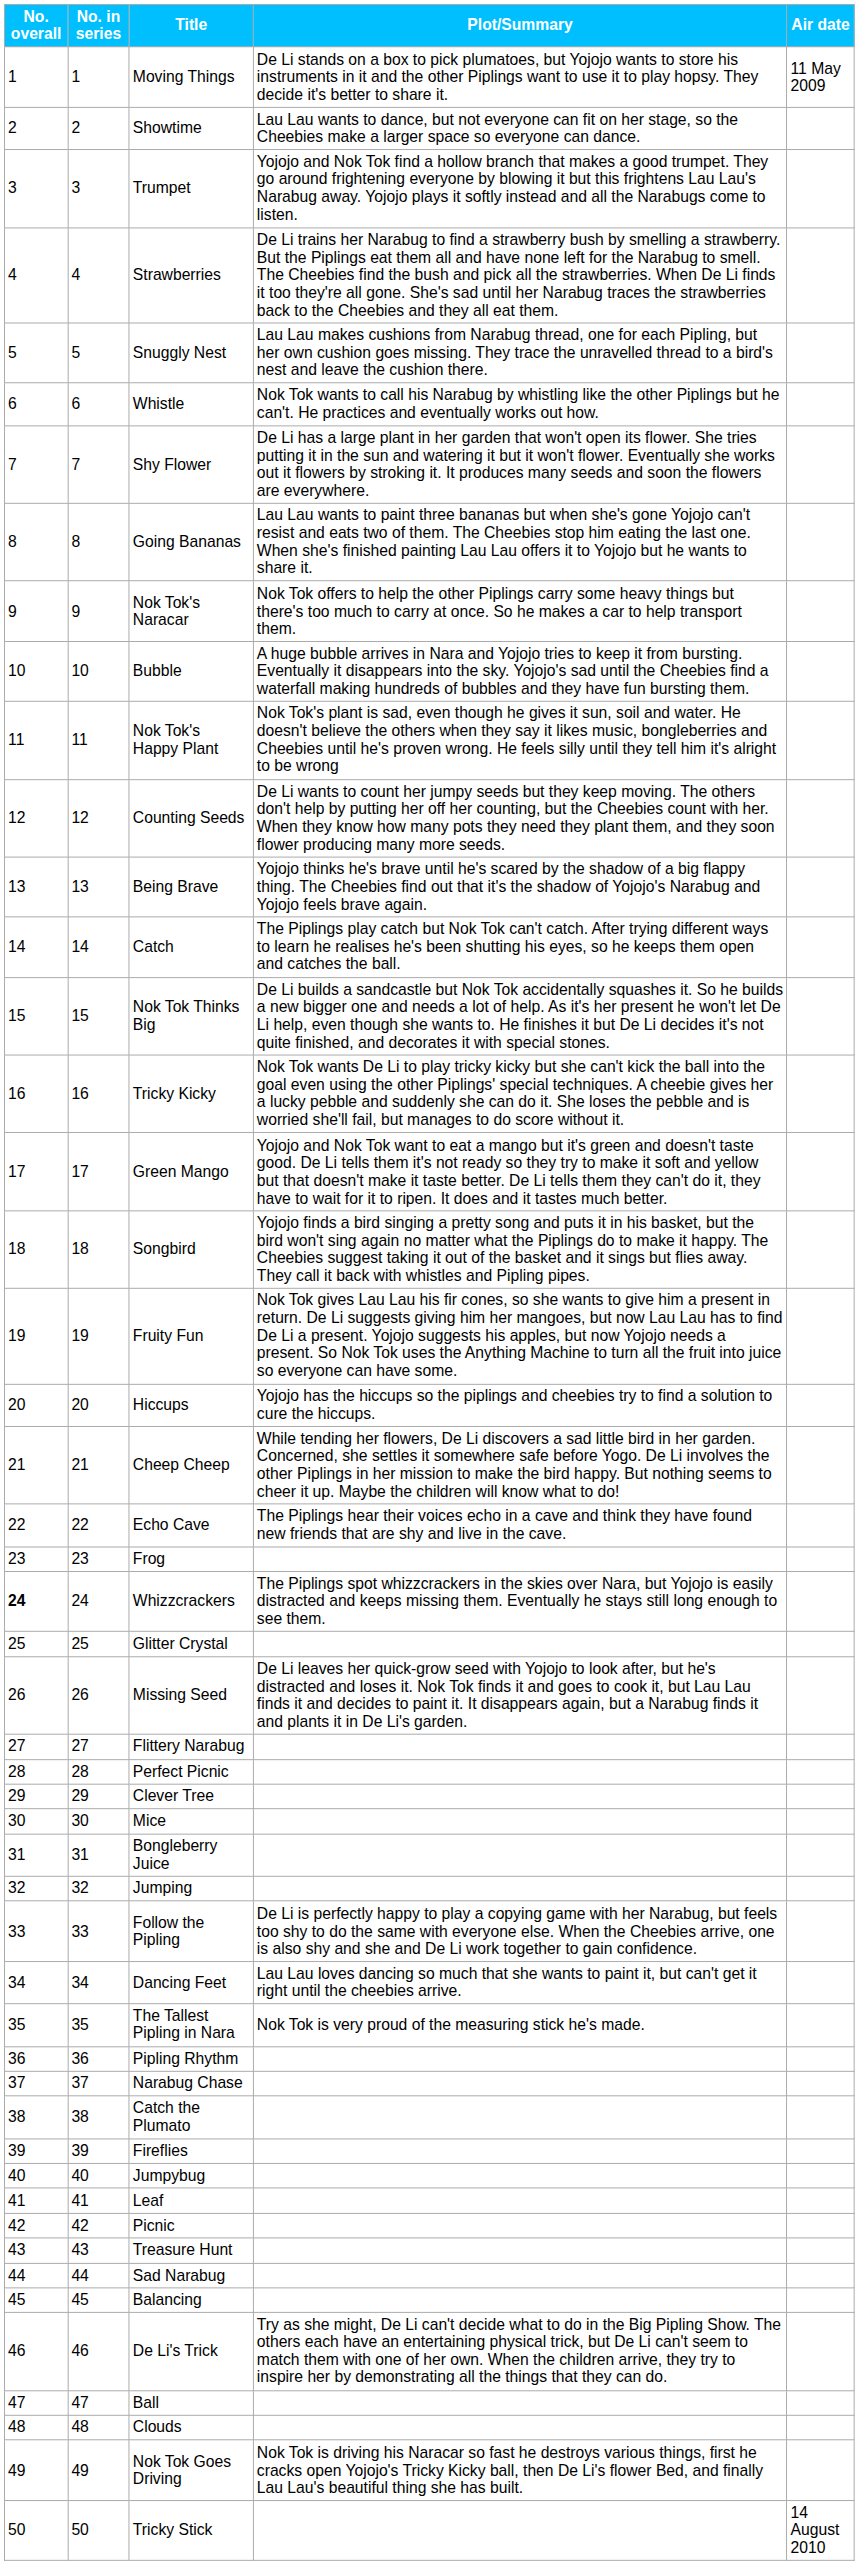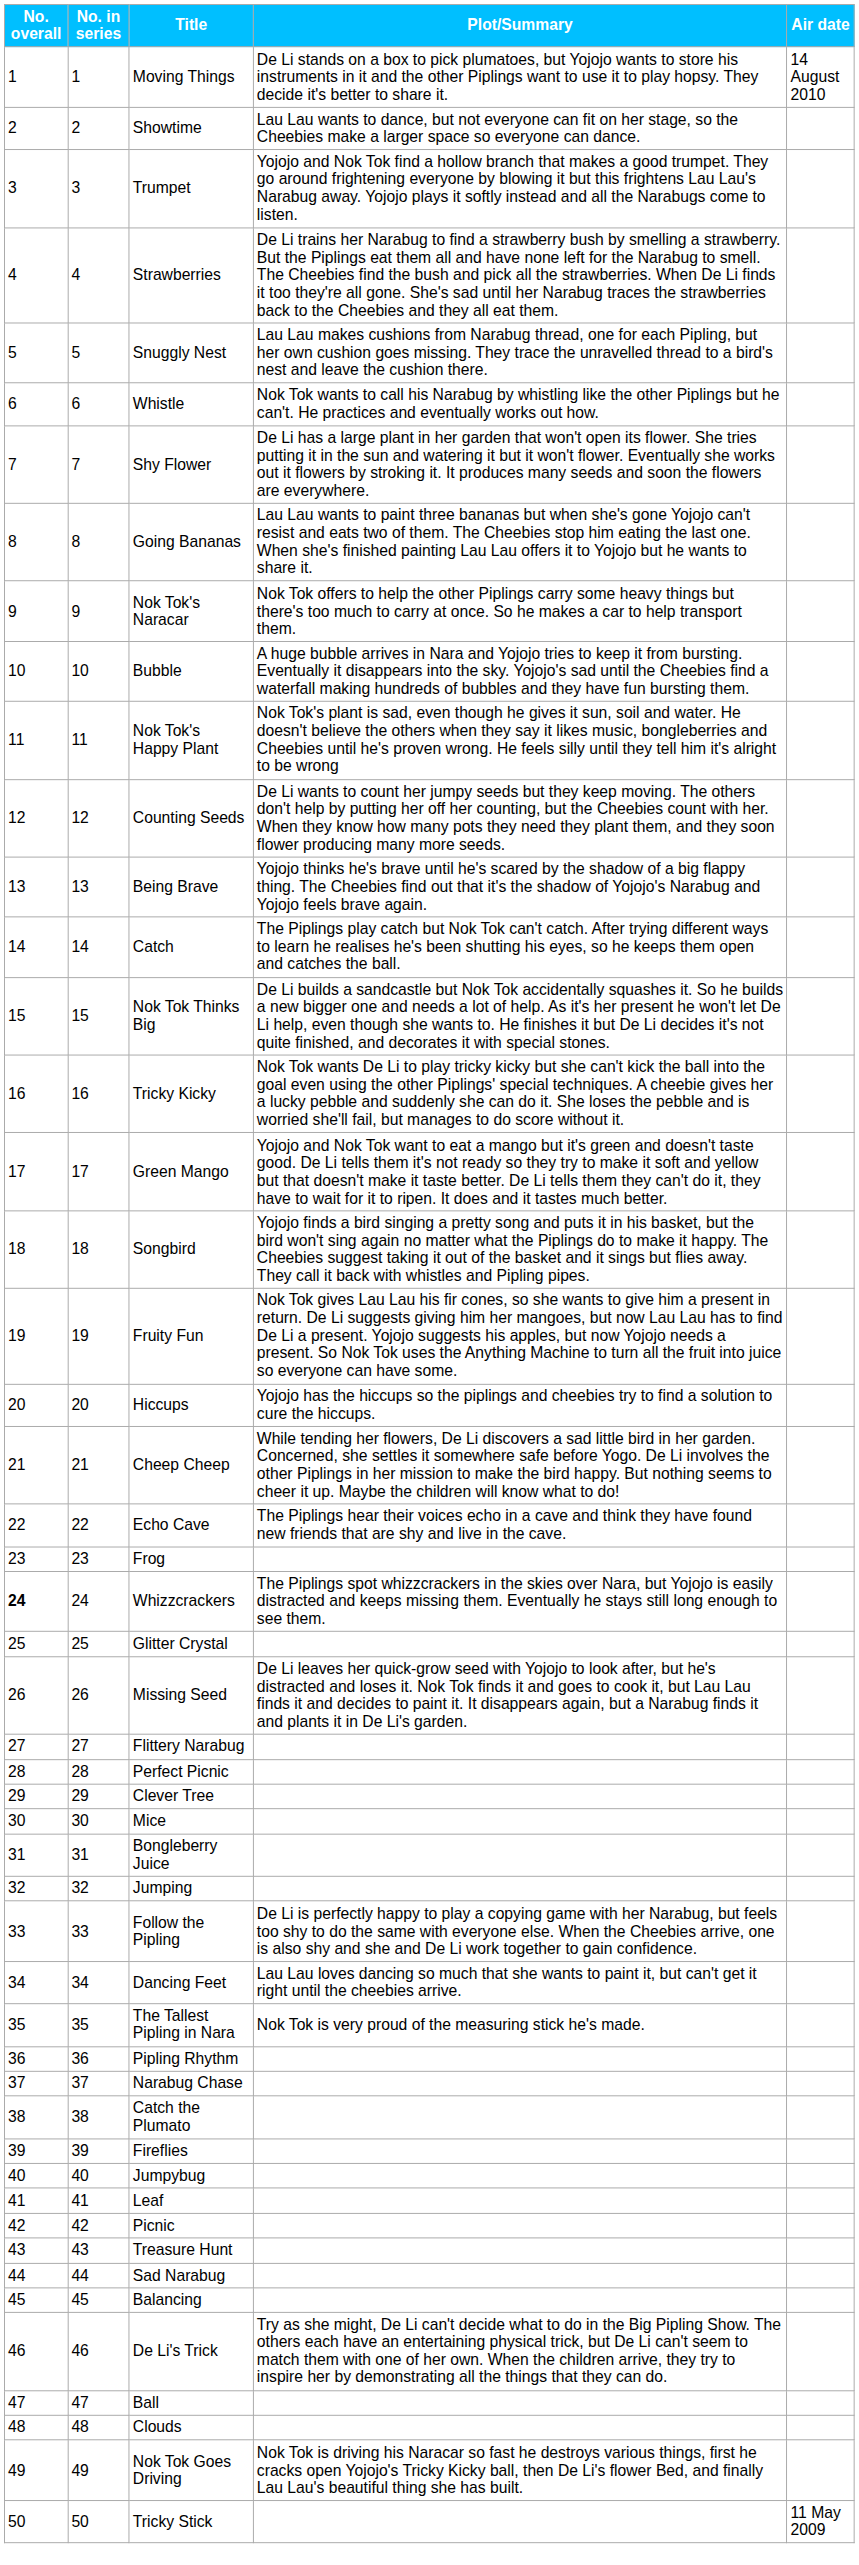(816, 77) 11 May 2009 -> (815, 77) 14 August 2010
(815, 2530) 14 August 2010 -> (816, 2521) 11 May 2009
